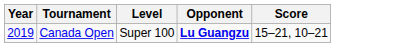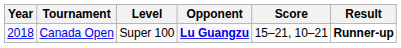+ column: (364, 14)
(21, 33) 2019 -> (21, 33) 2018
